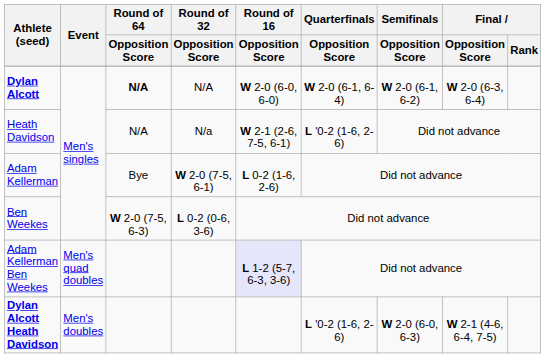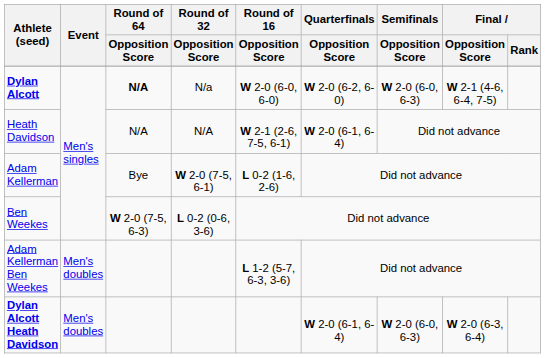(204, 87) N/A -> (204, 87) N/a
(339, 94) W 2-0 (6-1, 6-4) -> (339, 94) W 2-0 (6-2, 6-0)
(410, 94) W 2-0 (6-1, 6-2) -> (410, 94) W 2-0 (6-0, 6-3)
(475, 94) W 2-0 (6-3, 6-4) -> (475, 94) W 2-1 (4-6, 6-4, 7-5)
(204, 131) N/a -> (204, 131) N/A
(339, 137) L '0-2 (1-6, 2-6) -> (339, 137) W 2-0 (6-1, 6-4)
(83, 268) Men's quad doubles -> (83, 268) Men's doubles
(269, 274) lavender background -> (269, 274) no background
(339, 331) L '0-2 (1-6, 2-6) -> (339, 331) W 2-0 (6-1, 6-4)
(475, 331) W 2-1 (4-6, 6-4, 7-5) -> (475, 331) W 2-0 (6-3, 6-4)
